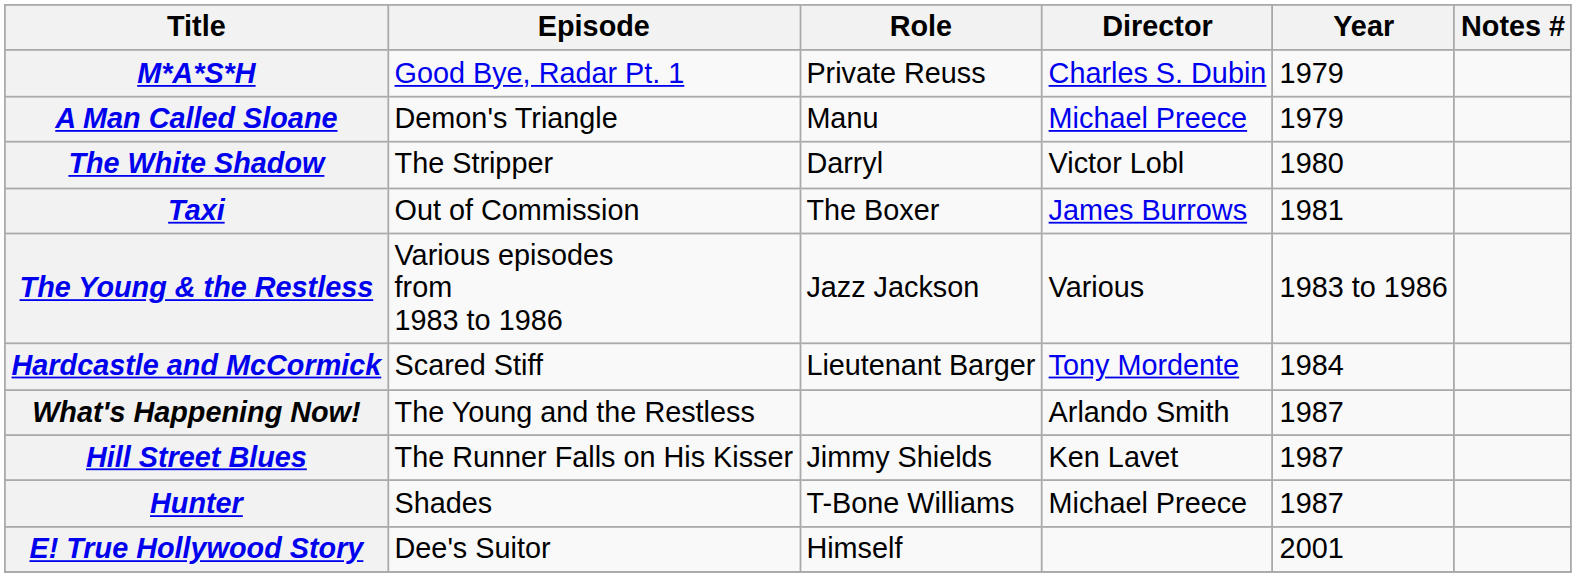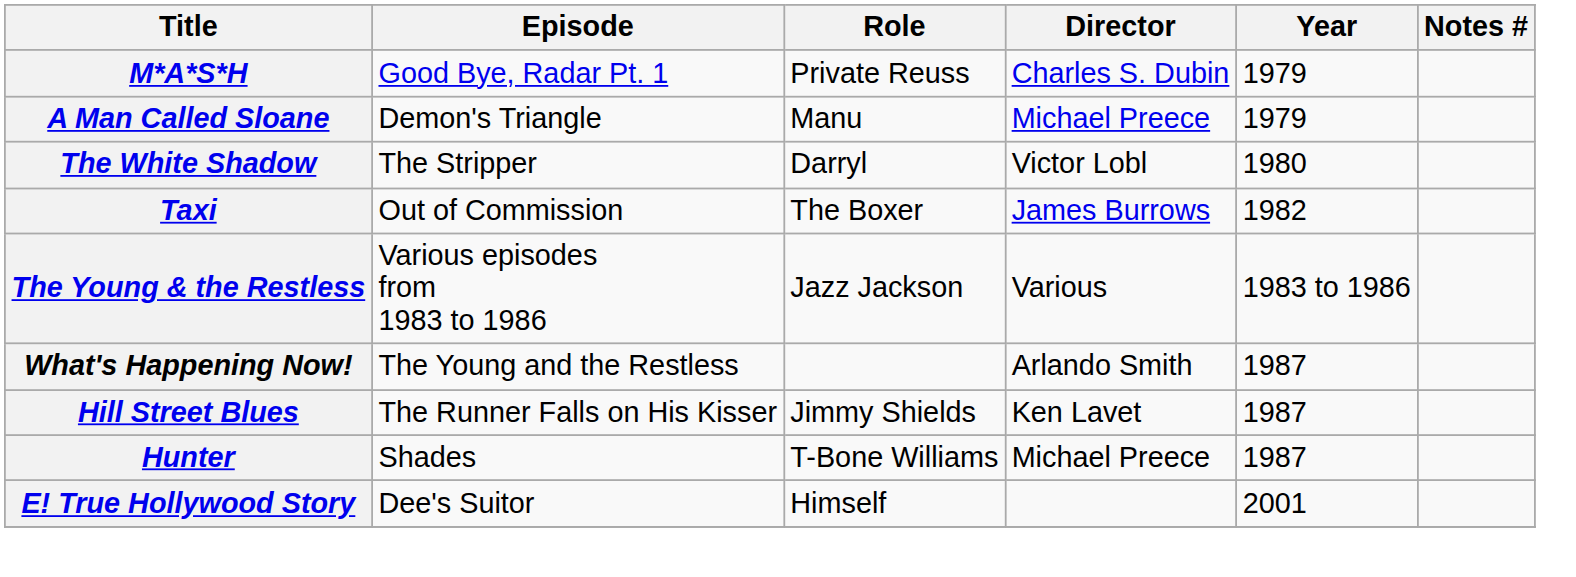(1312, 210) 1981 -> (1275, 210) 1982
- row: (196, 366)
